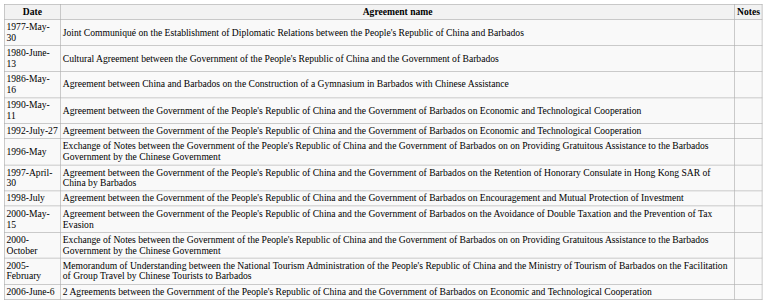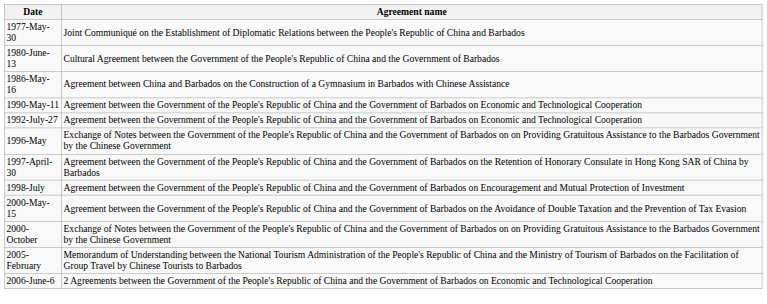- column: (748, 12)
